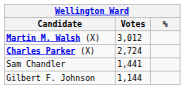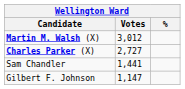(130, 51) 2,724 -> (130, 51) 2,727
(130, 78) 1,144 -> (130, 78) 1,147
